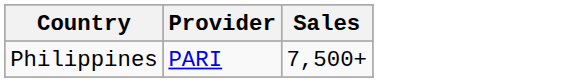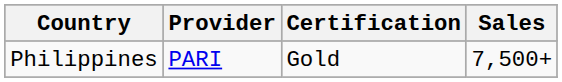+ column: (374, 23)
